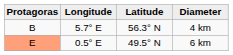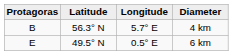columns swapped: (144, 12) <-> (88, 12)
(32, 43) lightsalmon background -> (32, 43) no background
